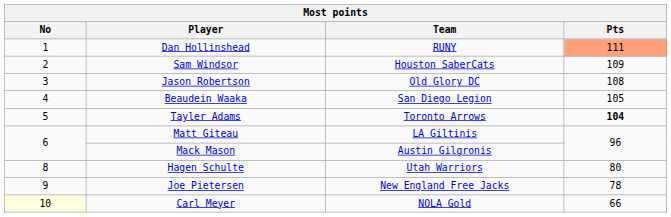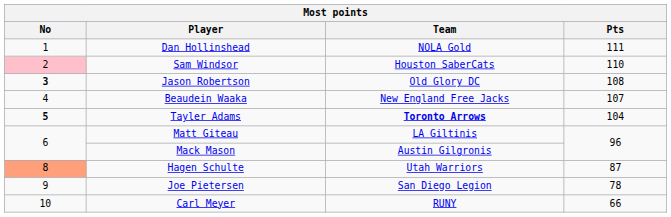(445, 47) RUNY -> (445, 47) NOLA Gold
(615, 47) lightsalmon background -> (615, 47) no background
(45, 64) no background -> (45, 64) pink background
(615, 64) 109 -> (615, 64) 110
(45, 82) normal -> (45, 82) bold
(445, 99) San Diego Legion -> (445, 99) New England Free Jacks
(615, 99) 105 -> (615, 99) 107
(45, 116) normal -> (45, 116) bold
(445, 116) normal -> (445, 116) bold
(615, 116) bold -> (615, 116) normal
(45, 168) no background -> (45, 168) lightsalmon background
(615, 168) 80 -> (615, 168) 87
(445, 186) New England Free Jacks -> (445, 186) San Diego Legion
(45, 203) lightyellow background -> (45, 203) no background
(445, 203) NOLA Gold -> (445, 203) RUNY
